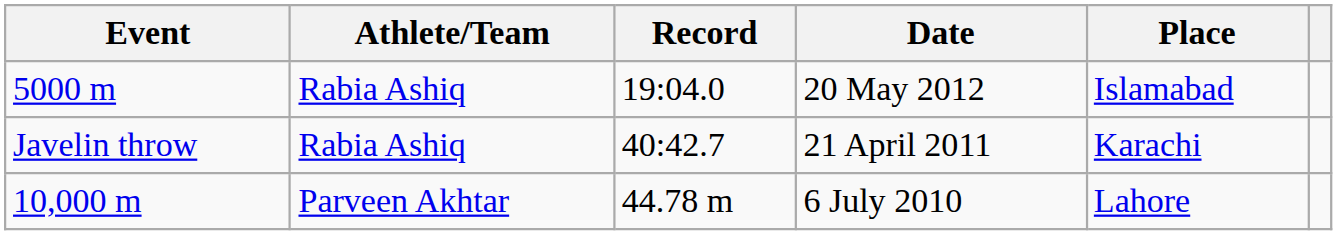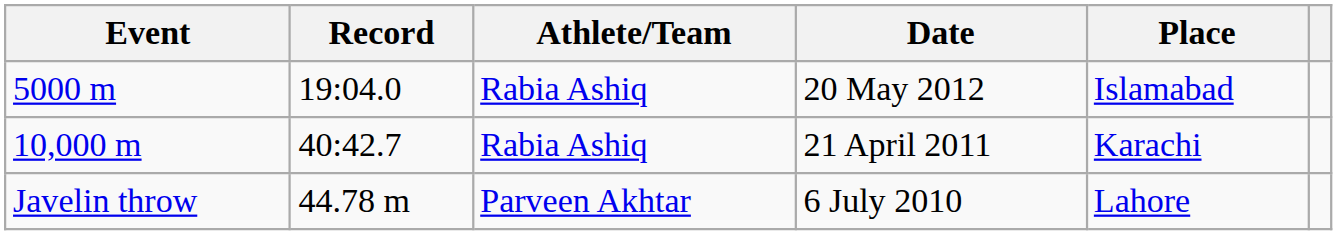columns swapped: (705, 32) <-> (452, 32)
(105, 145) Javelin throw -> (77, 145) 10,000 m
(77, 201) 10,000 m -> (105, 201) Javelin throw
